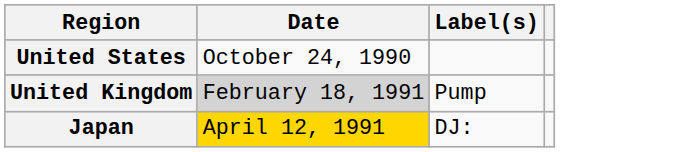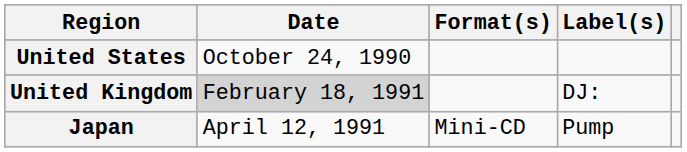+ column: (493, 23)
(461, 93) Pump -> (582, 93) DJ:
(294, 129) gold background -> (294, 129) no background
(454, 129) DJ: -> (588, 129) Pump
